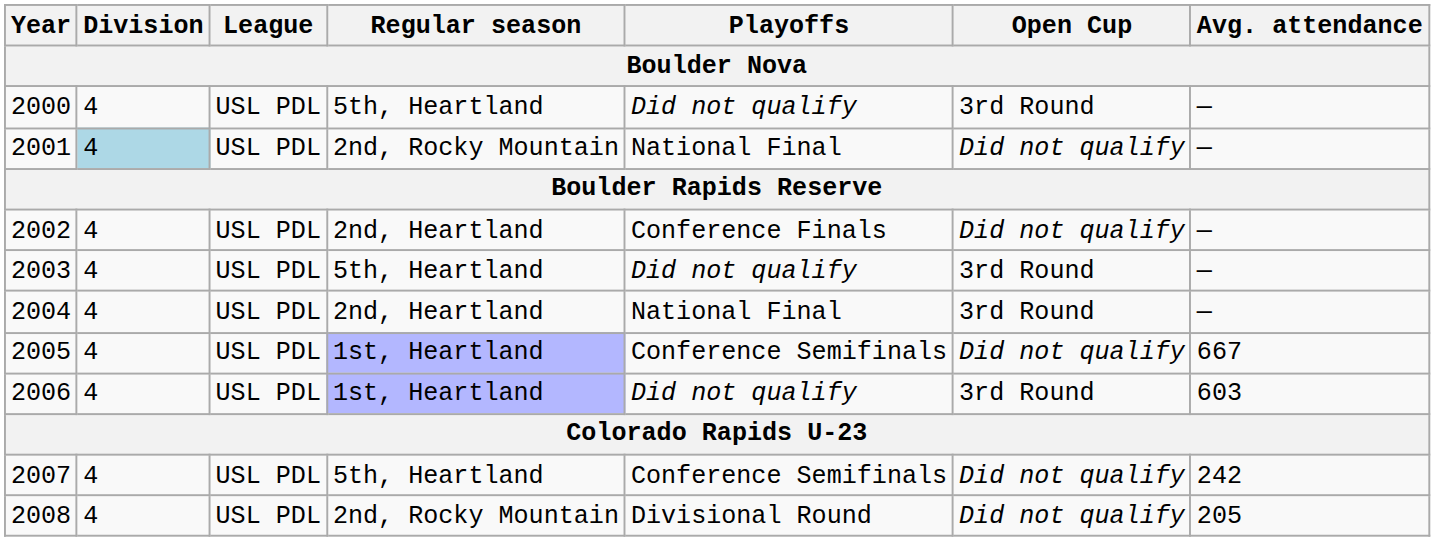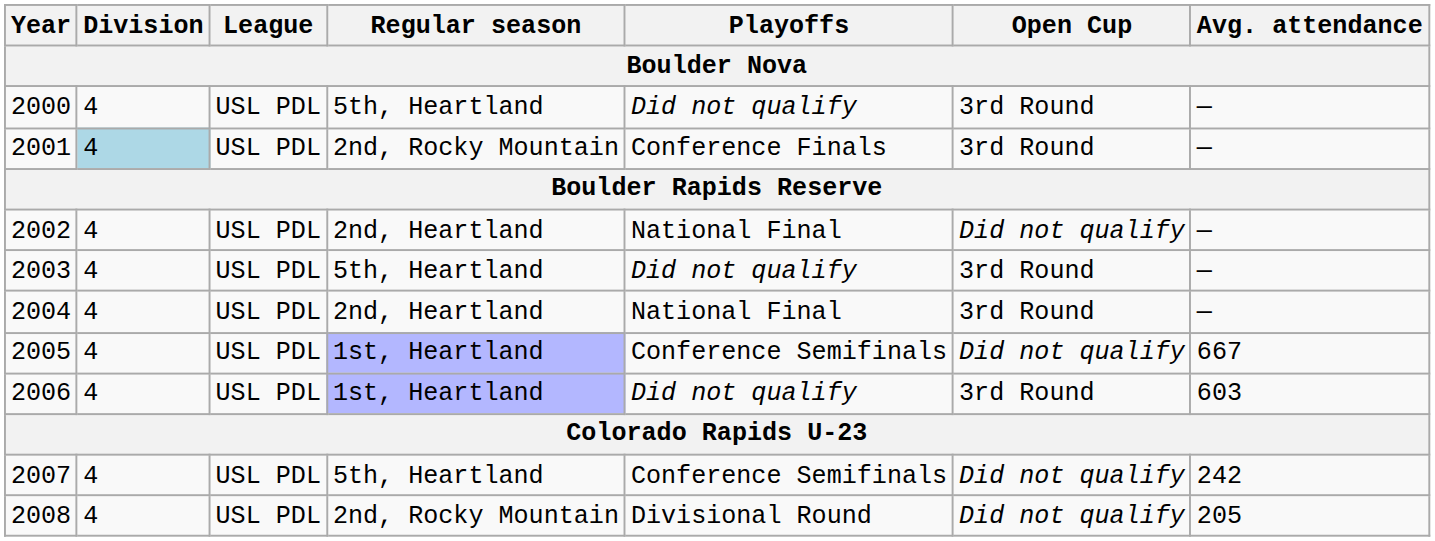(736, 148) National Final -> (759, 148) Conference Finals
(1072, 148) Did not qualify -> (1027, 148) 3rd Round
(759, 230) Conference Finals -> (736, 230) National Final
